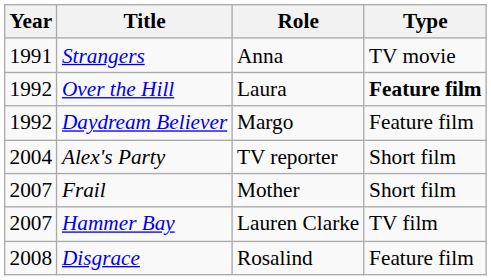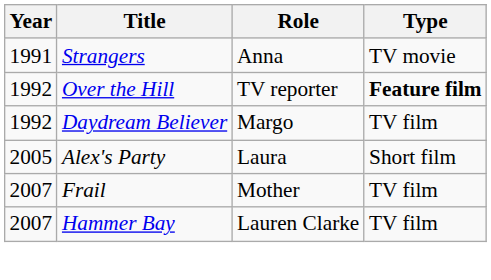(262, 88) Laura -> (287, 88) TV reporter
(421, 122) Feature film -> (403, 122) TV film
(31, 156) 2004 -> (31, 156) 2005
(287, 156) TV reporter -> (262, 156) Laura
(413, 190) Short film -> (403, 190) TV film
- row: (101, 257)
